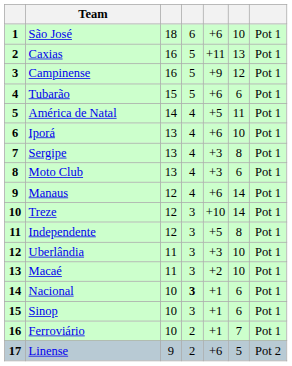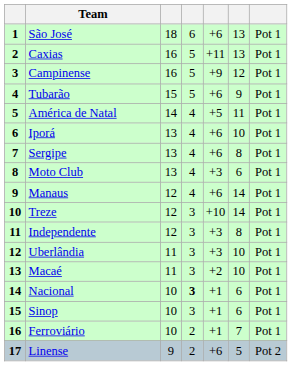(239, 34) 10 -> (239, 34) 13
(239, 93) 6 -> (239, 93) 9
(216, 152) +3 -> (216, 152) +6
(216, 232) +5 -> (216, 232) +3
